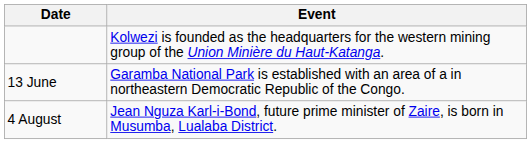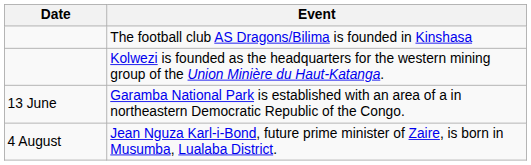+ row: (291, 37)
